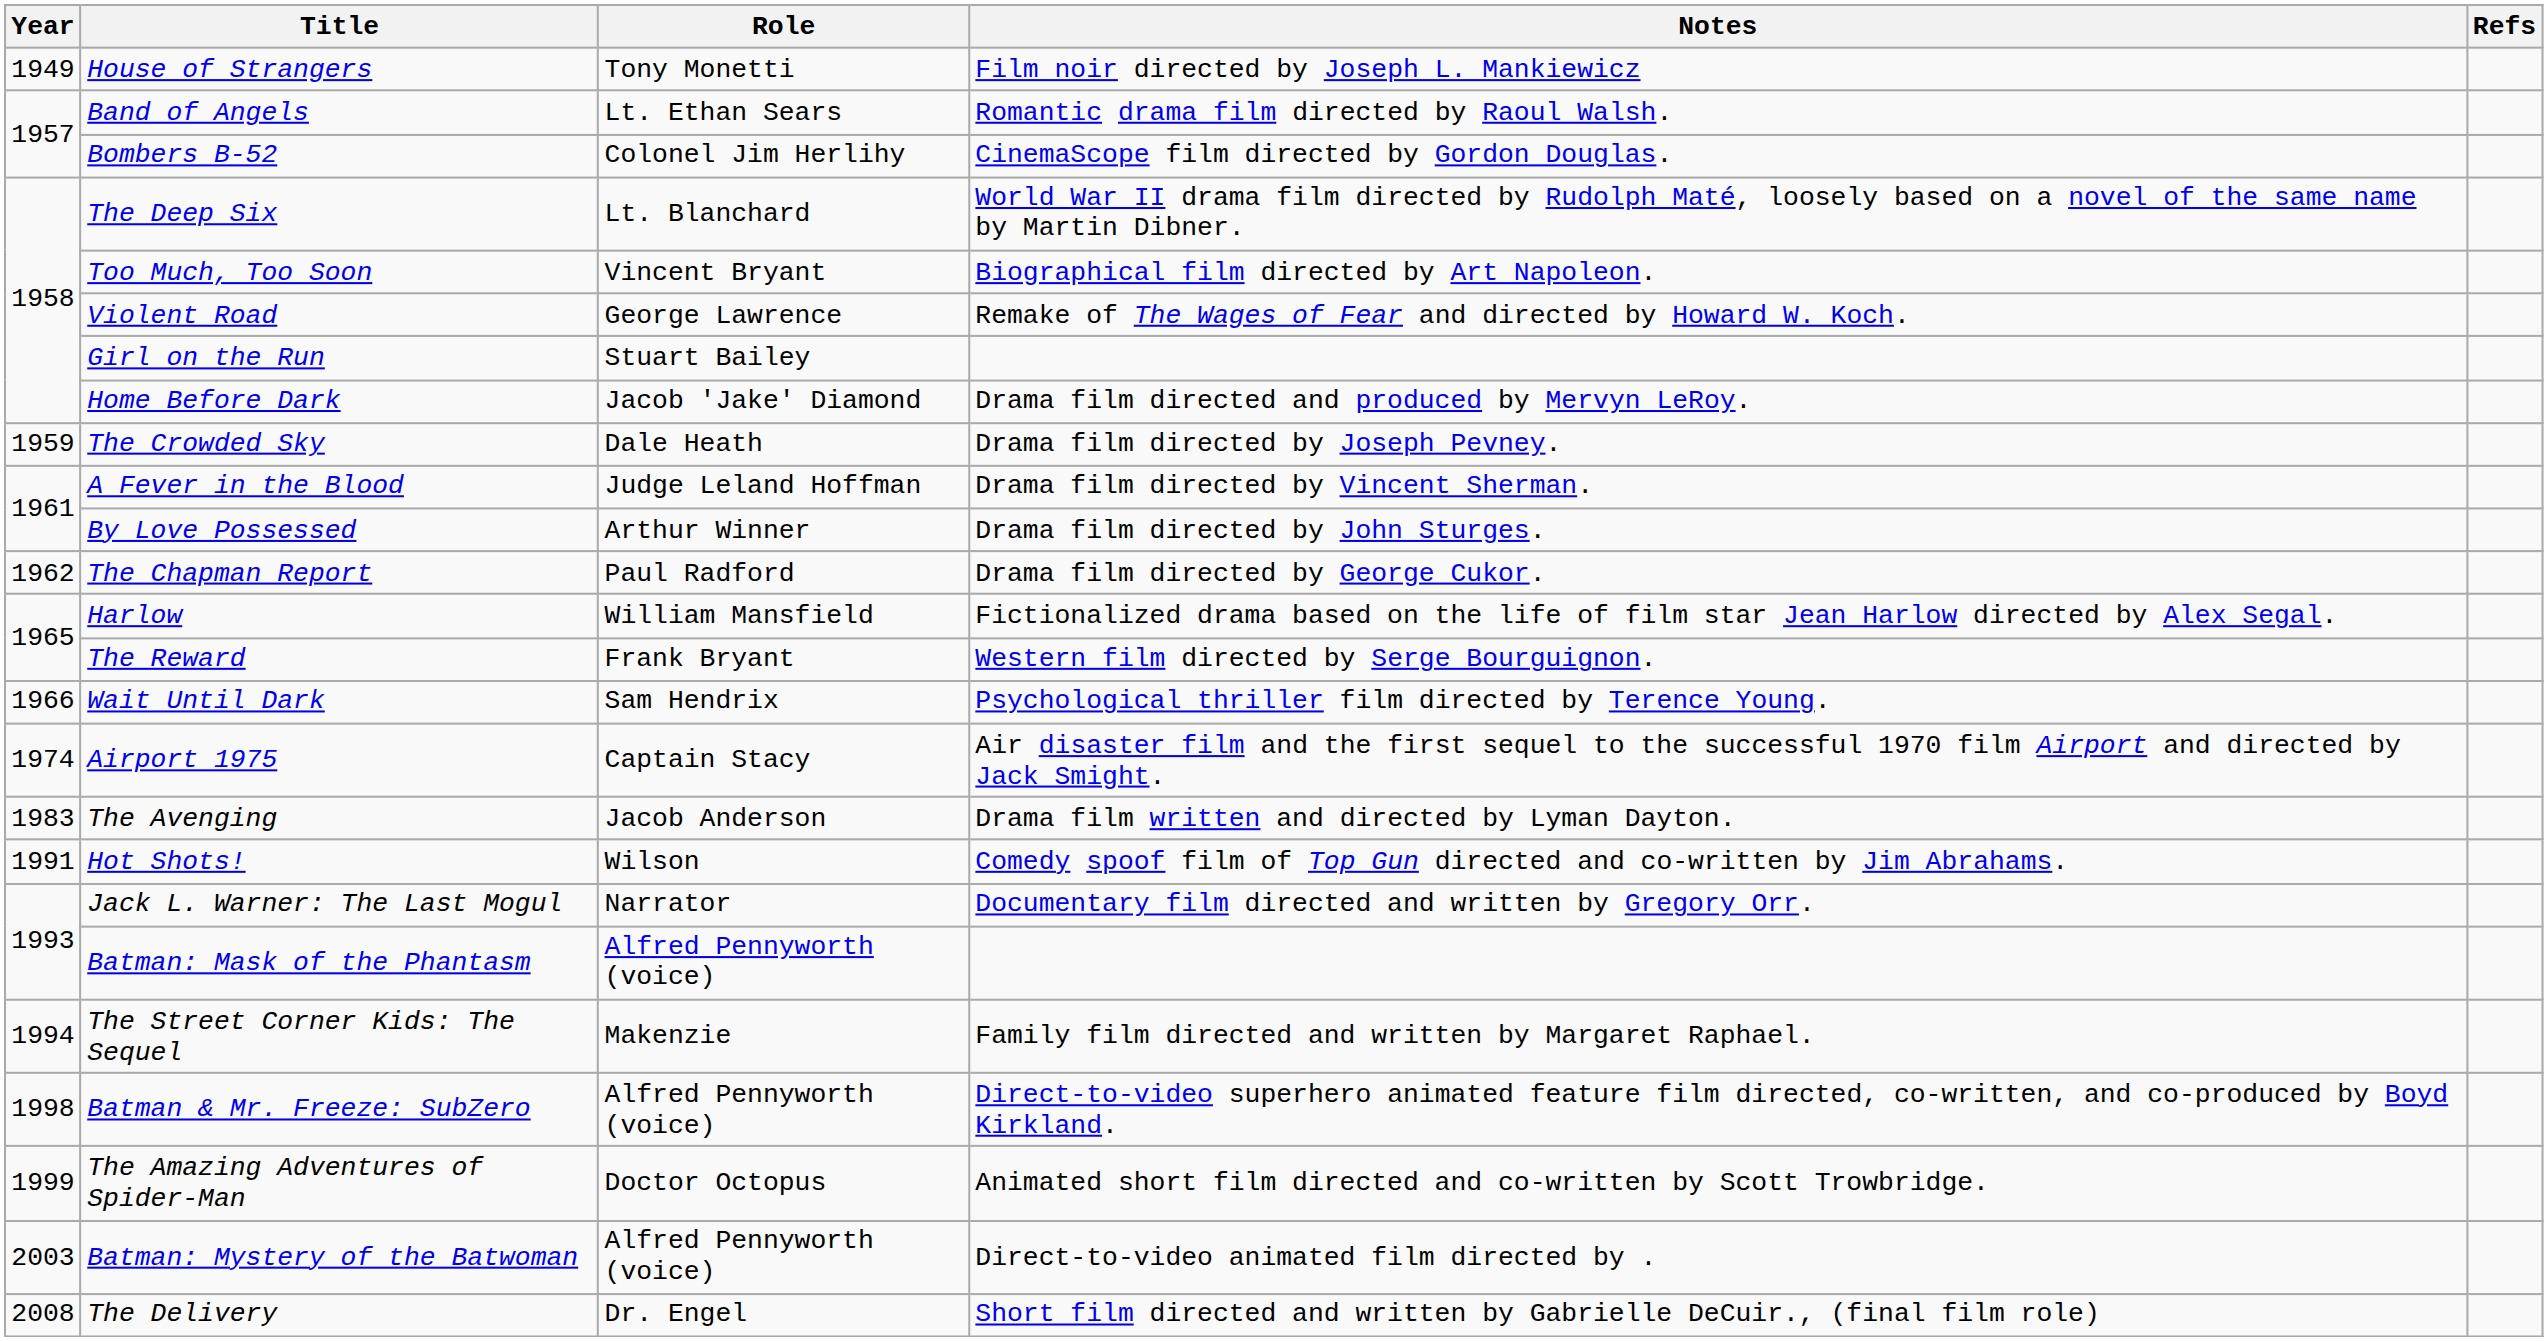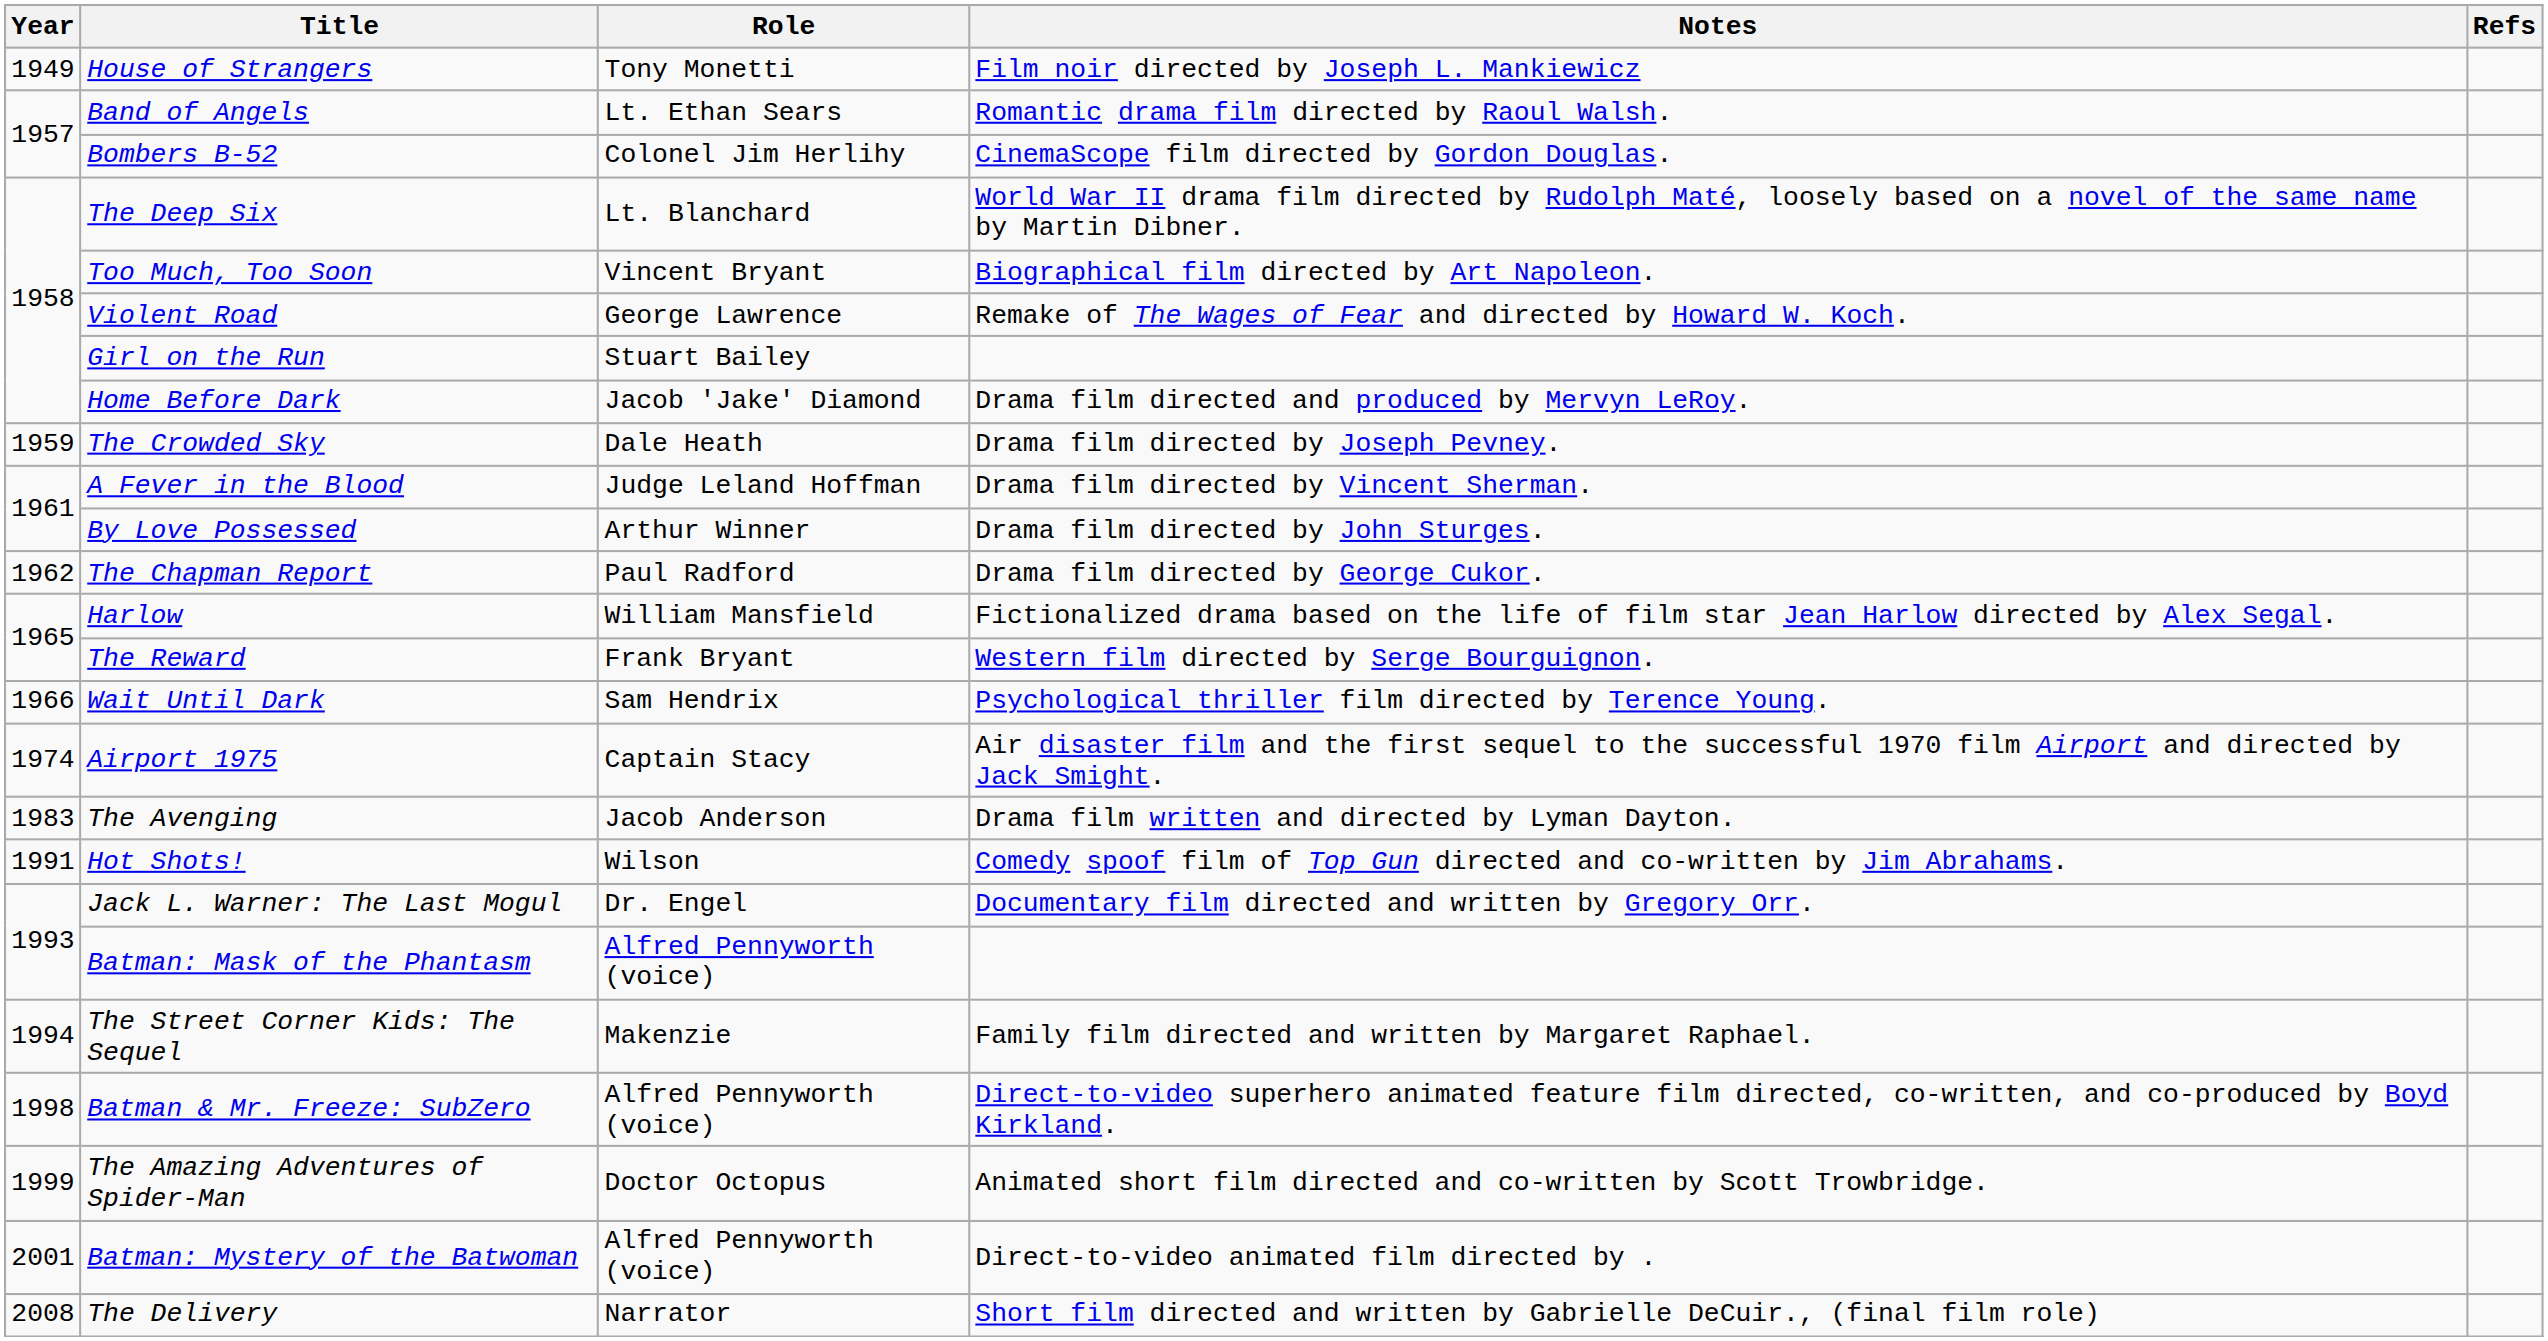(668, 905) Narrator -> (676, 905) Dr. Engel
(43, 1257) 2003 -> (43, 1257) 2001
(676, 1315) Dr. Engel -> (668, 1315) Narrator
